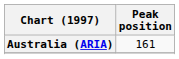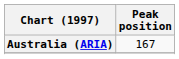(145, 44) 161 -> (145, 44) 167
